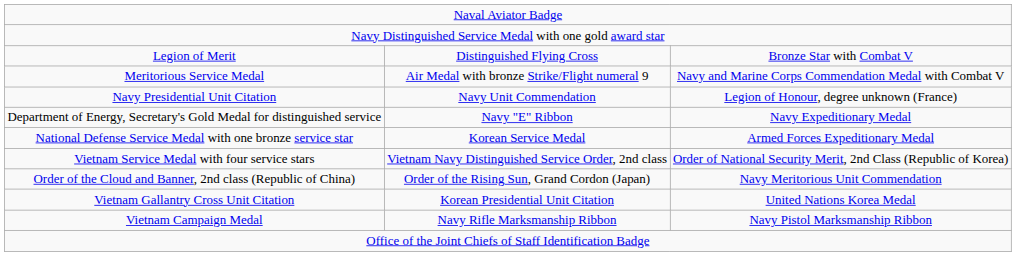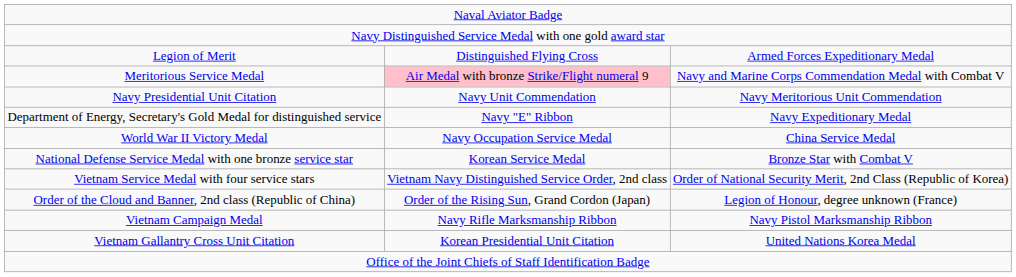(841, 55) Bronze Star with Combat V -> (841, 55) Armed Forces Expeditionary Medal
(527, 76) no background -> (527, 76) pink background
(841, 96) Legion of Honour, degree unknown (France) -> (841, 96) Navy Meritorious Unit Commendation
+ row: (194, 138)
(841, 138) Armed Forces Expeditionary Medal -> (841, 158) Bronze Star with Combat V
(841, 179) Navy Meritorious Unit Commendation -> (841, 199) Legion of Honour, degree unknown (France)
rows swapped: (194, 199) <-> (194, 220)
